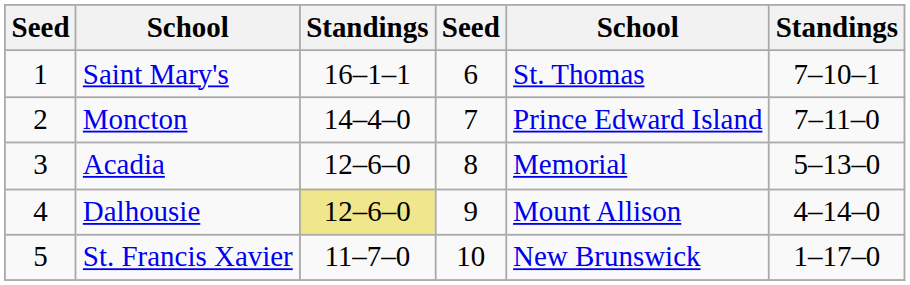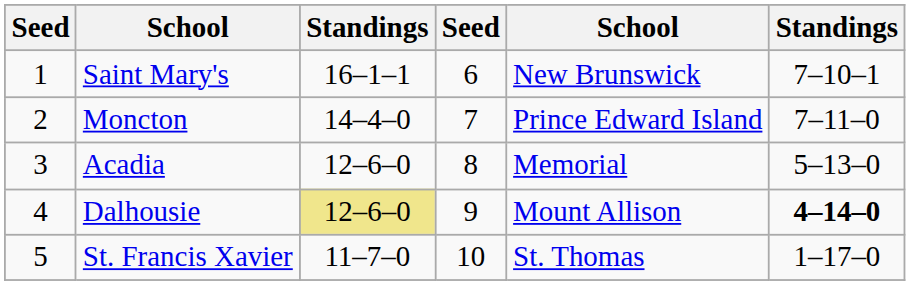(579, 73) St. Thomas -> (607, 73) New Brunswick
(837, 211) normal -> (837, 211) bold
(607, 257) New Brunswick -> (579, 257) St. Thomas
